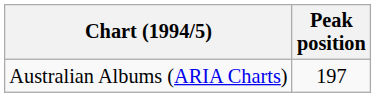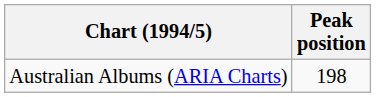(331, 75) 197 -> (331, 75) 198
